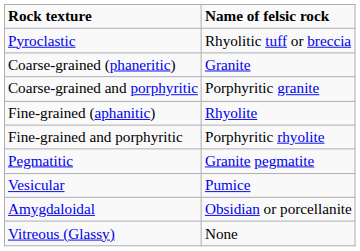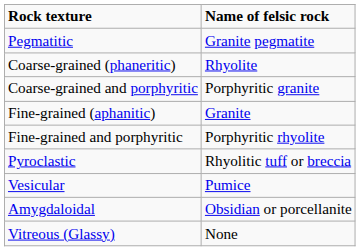rows swapped: (40, 161) <-> (42, 40)
(228, 64) Granite -> (231, 64) Rhyolite
(231, 112) Rhyolite -> (228, 112) Granite
